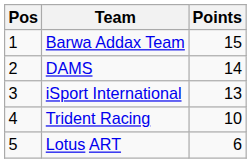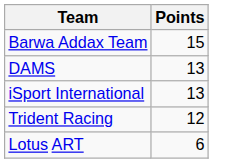- column: (23, 17)
(233, 68) 14 -> (196, 68) 13
(233, 119) 10 -> (196, 119) 12
